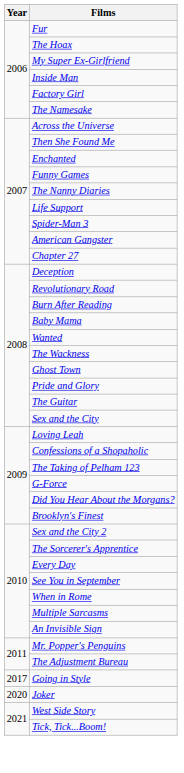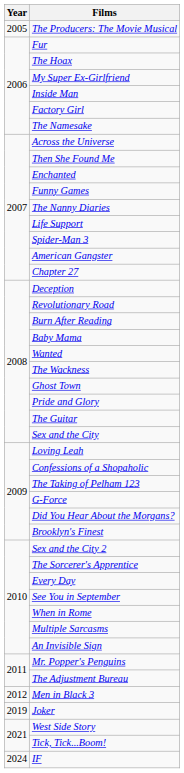+ row: (104, 28)
+ row: (63, 694)
- row: (61, 678)
(17, 694) 2020 -> (17, 710) 2019
+ row: (37, 759)
